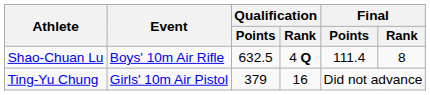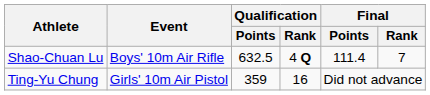(402, 58) 8 -> (402, 58) 7
(256, 79) 379 -> (256, 79) 359
